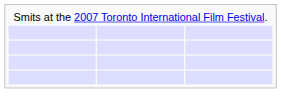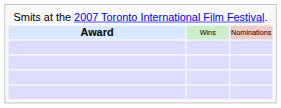+ row: (97, 32)
